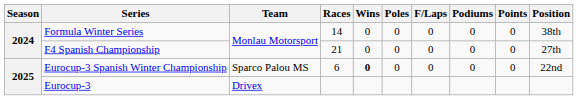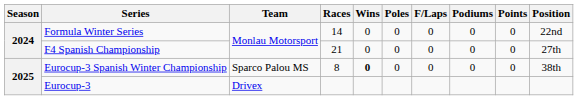(551, 31) 38th -> (551, 31) 22nd
(337, 68) 6 -> (337, 68) 8
(551, 68) 22nd -> (551, 68) 38th
